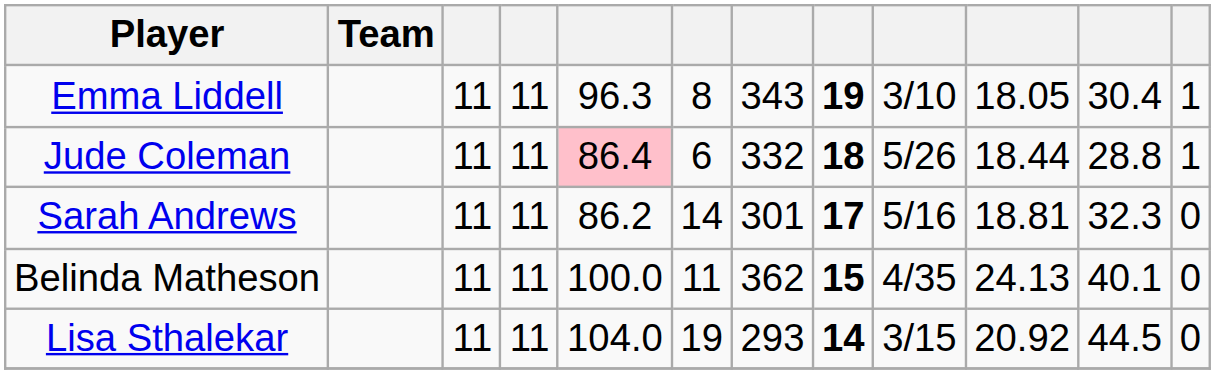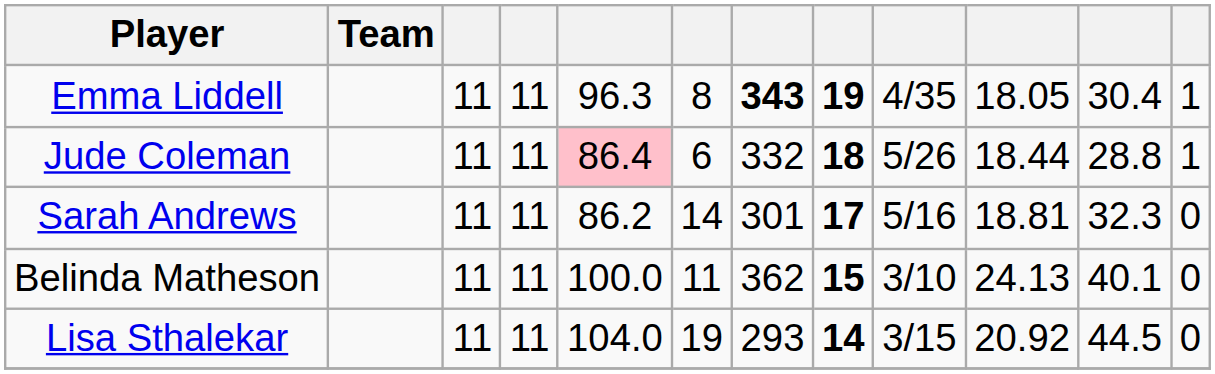(773, 95) normal -> (773, 95) bold
(919, 95) 3/10 -> (919, 95) 4/35
(919, 277) 4/35 -> (919, 277) 3/10
